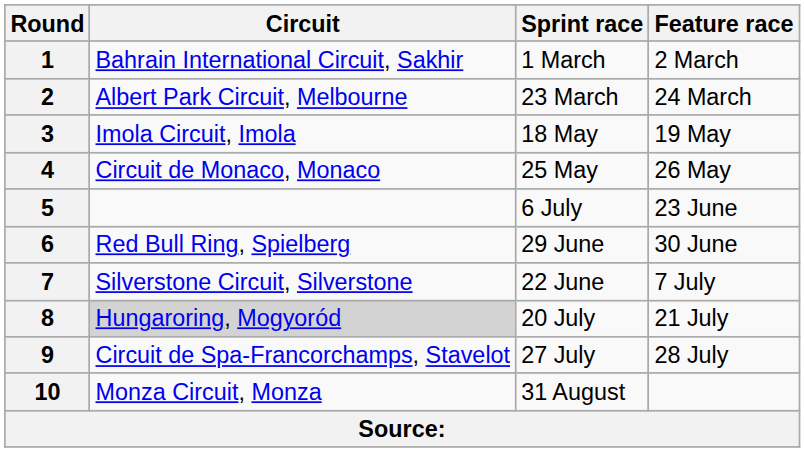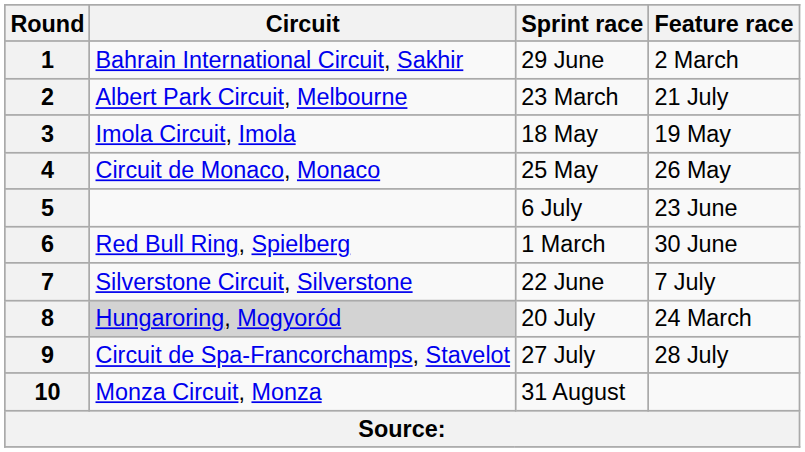(563, 60) 1 March -> (563, 60) 29 June
(703, 97) 24 March -> (691, 97) 21 July
(563, 244) 29 June -> (563, 244) 1 March
(691, 318) 21 July -> (703, 318) 24 March
